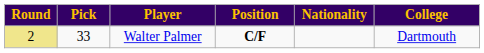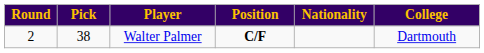(31, 36) khaki background -> (31, 36) no background
(84, 36) 33 -> (84, 36) 38
